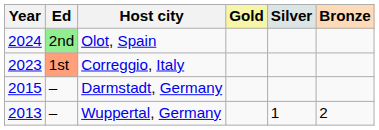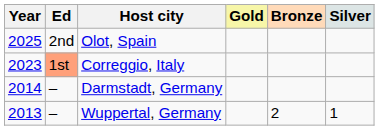columns swapped: (292, 16) <-> (345, 16)
(25, 40) 2024 -> (25, 40) 2025
(61, 40) lightgreen background -> (61, 40) no background
(25, 88) 2015 -> (25, 88) 2014
